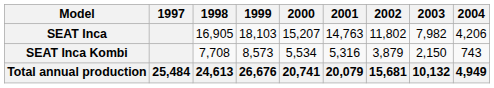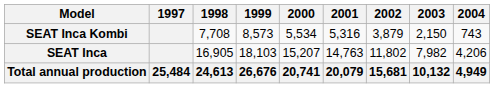rows swapped: (77, 33) <-> (77, 53)
